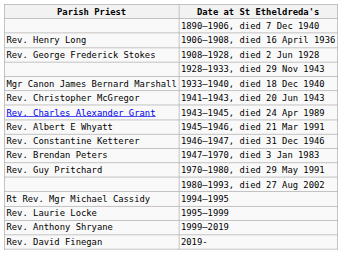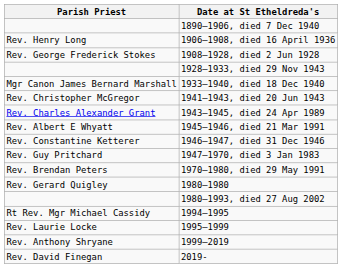(57, 156) Rev. Brendan Peters -> (54, 156) Rev. Guy Pritchard
(54, 170) Rev. Guy Pritchard -> (57, 170) Rev. Brendan Peters
+ row: (205, 184)
